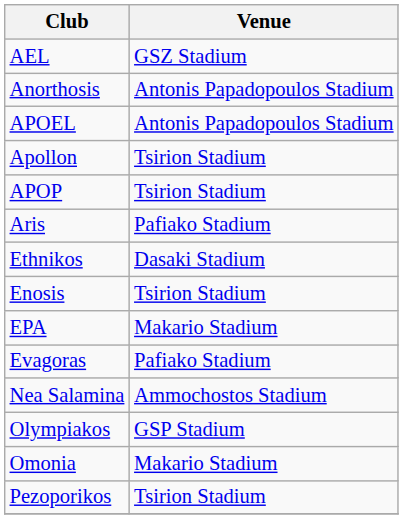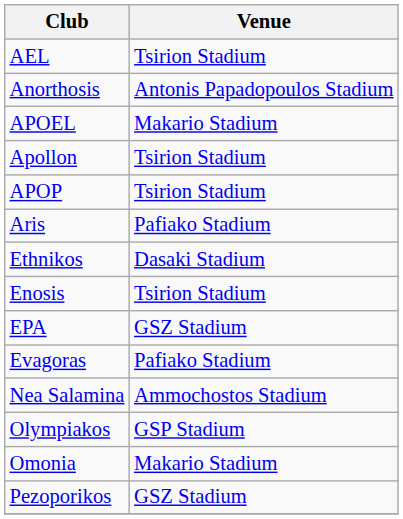(190, 55) GSZ Stadium -> (200, 55) Tsirion Stadium
(264, 123) Antonis Papadopoulos Stadium -> (206, 123) Makario Stadium
(206, 327) Makario Stadium -> (190, 327) GSZ Stadium
(200, 497) Tsirion Stadium -> (190, 497) GSZ Stadium
